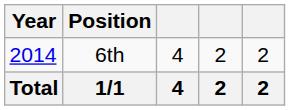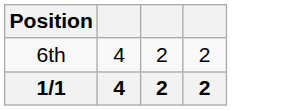- column: (34, 21)
